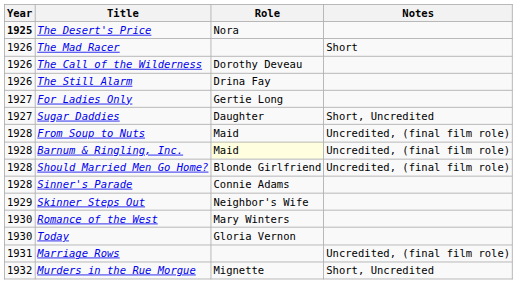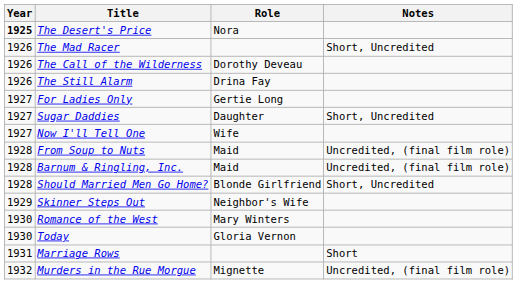(342, 47) Short -> (380, 47) Short, Uncredited
+ row: (91, 133)
(226, 150) lightyellow background -> (226, 167) no background
(418, 167) Uncredited, (final film role) -> (380, 185) Short, Uncredited
- row: (85, 185)
(418, 253) Uncredited, (final film role) -> (342, 253) Short
(380, 270) Short, Uncredited -> (418, 270) Uncredited, (final film role)
